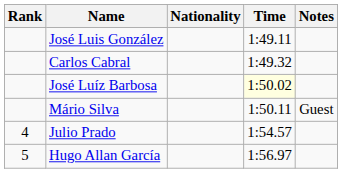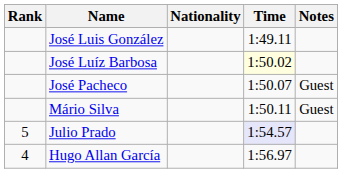- row: (90, 62)
+ row: (88, 86)
(25, 132) 4 -> (25, 132) 5
(270, 132) no background -> (270, 132) lavender background
(25, 156) 5 -> (25, 156) 4
